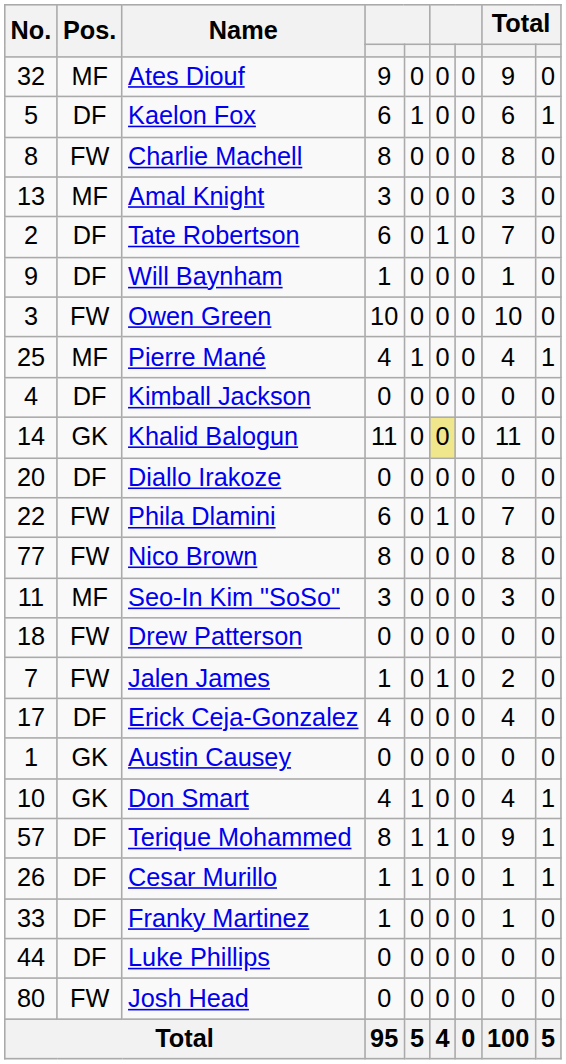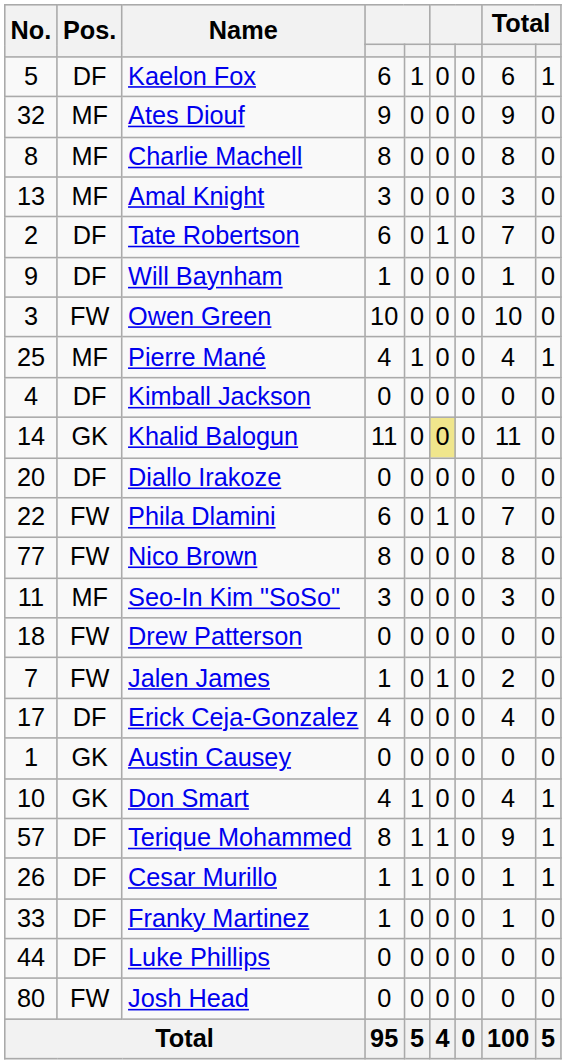rows swapped: (192, 116) <-> (186, 76)
(90, 156) FW -> (90, 156) MF
